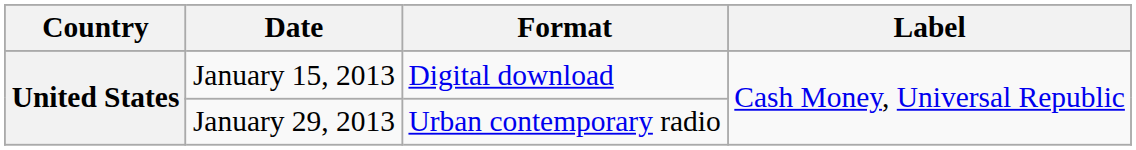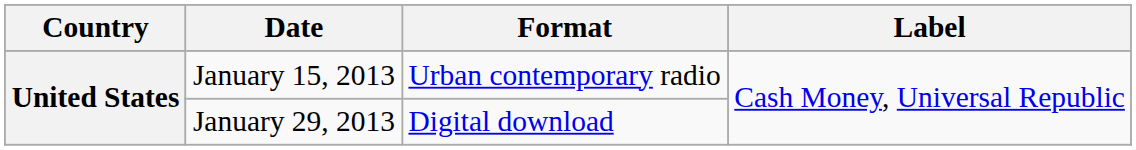(511, 74) Digital download -> (565, 74) Urban contemporary radio
(565, 121) Urban contemporary radio -> (511, 121) Digital download
